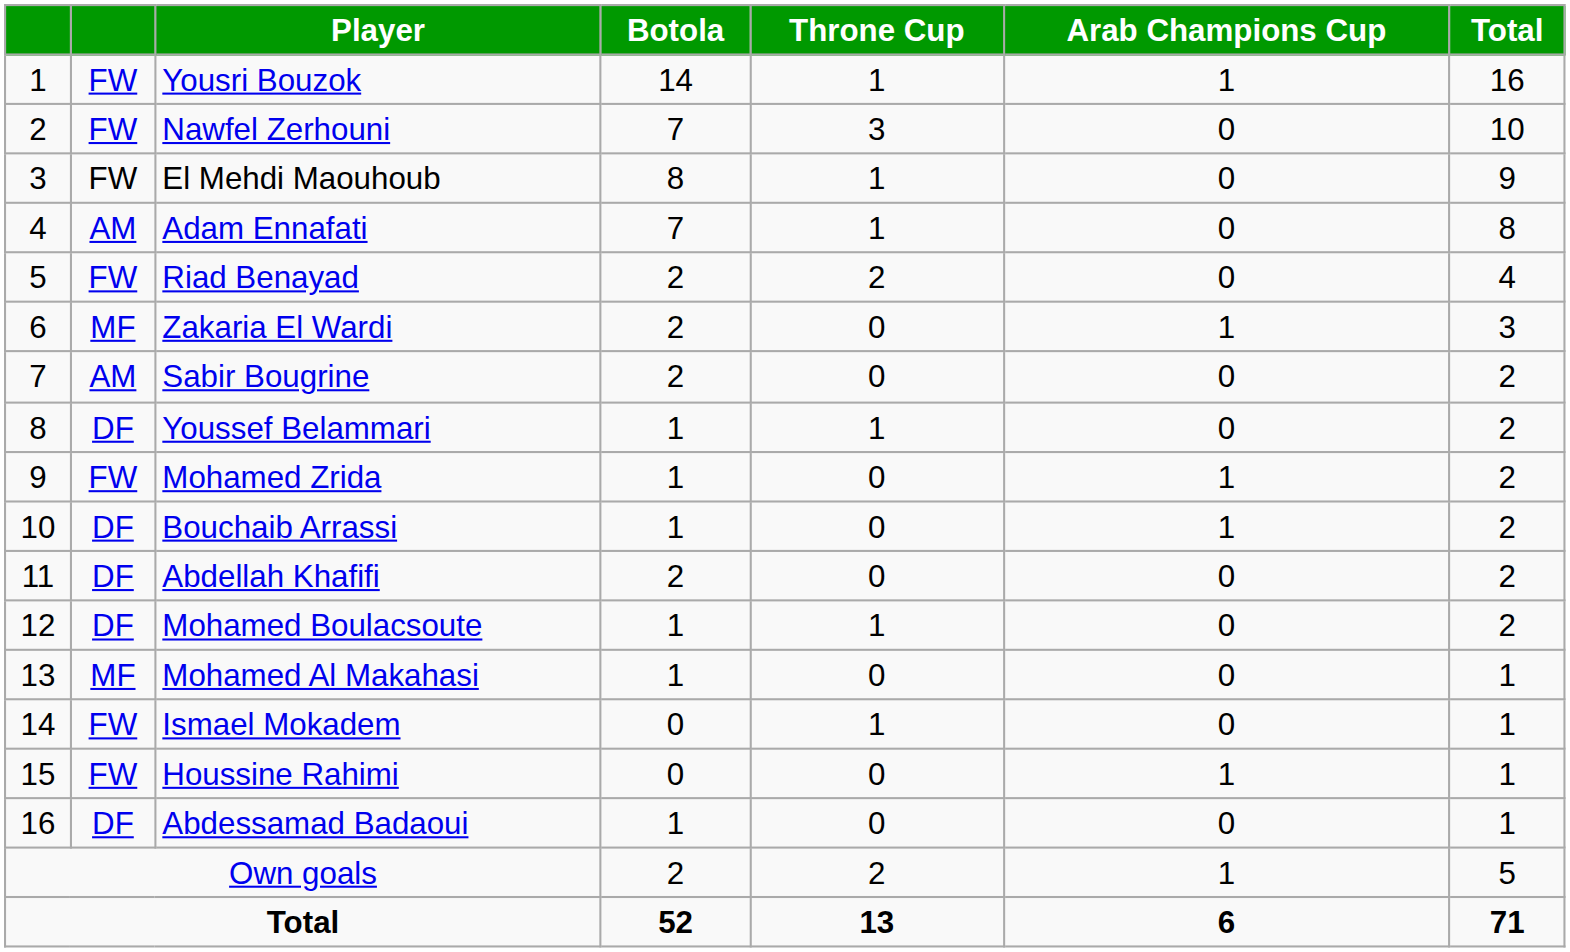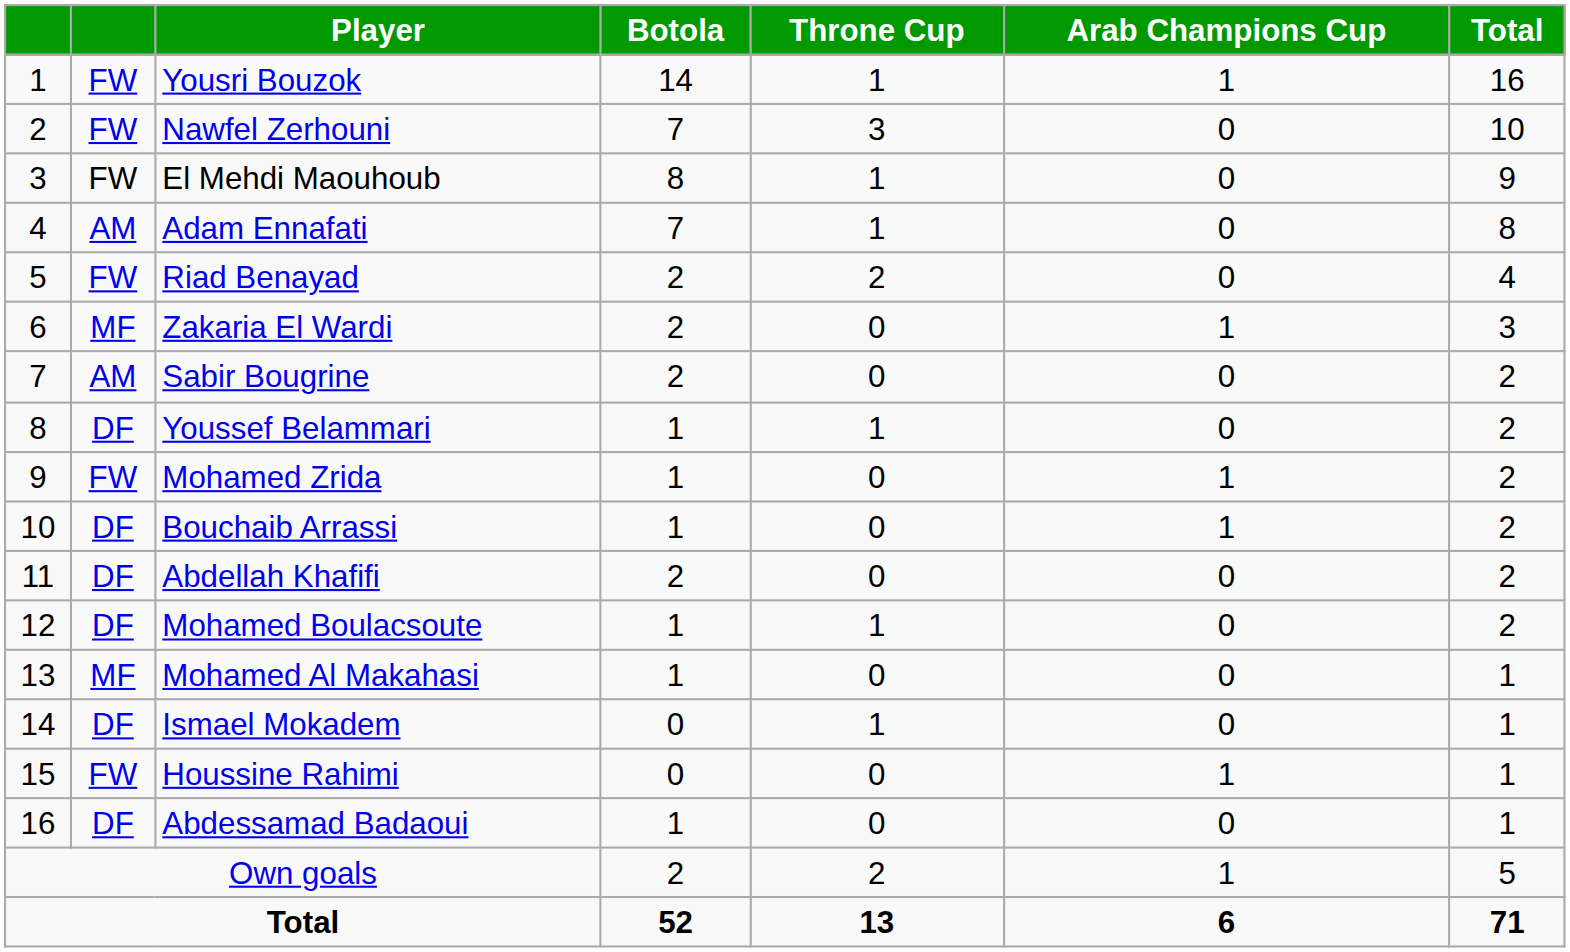(113, 724) FW -> (113, 724) DF
